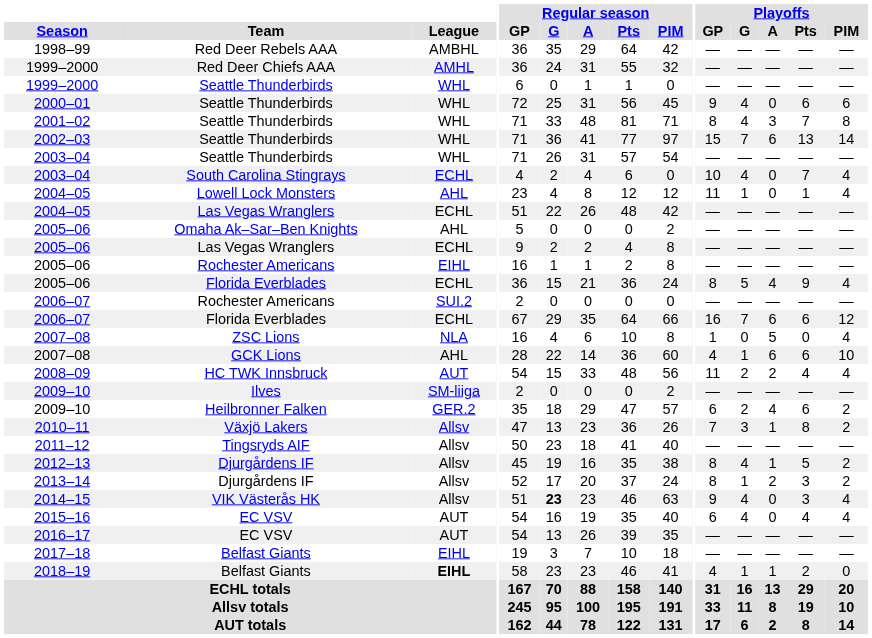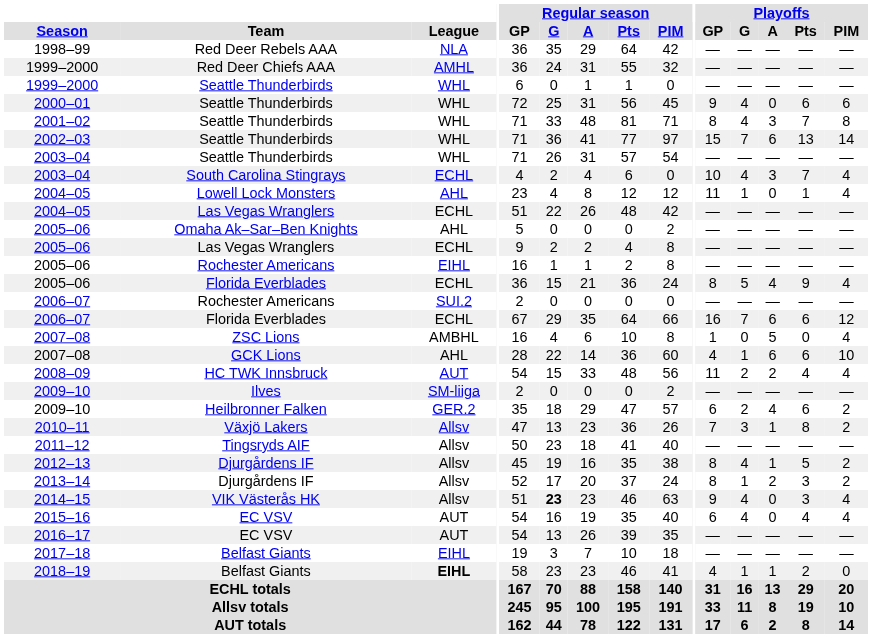(454, 49) AMBHL -> (454, 49) NLA
(773, 175) 0 -> (773, 175) 3
(454, 337) NLA -> (454, 337) AMBHL
